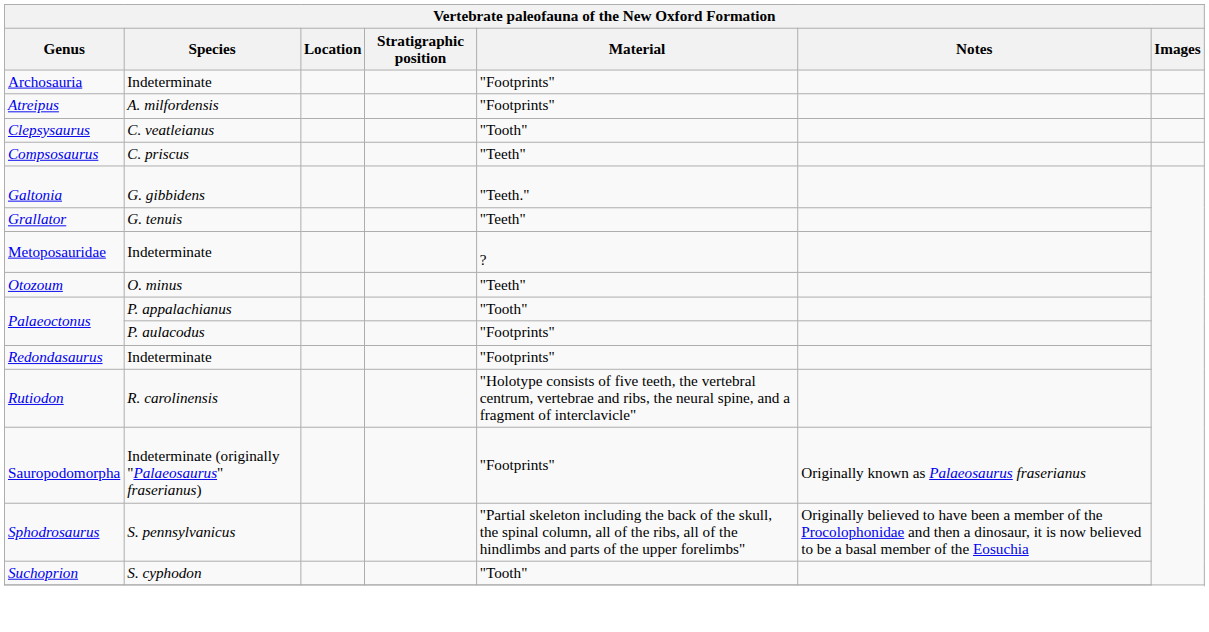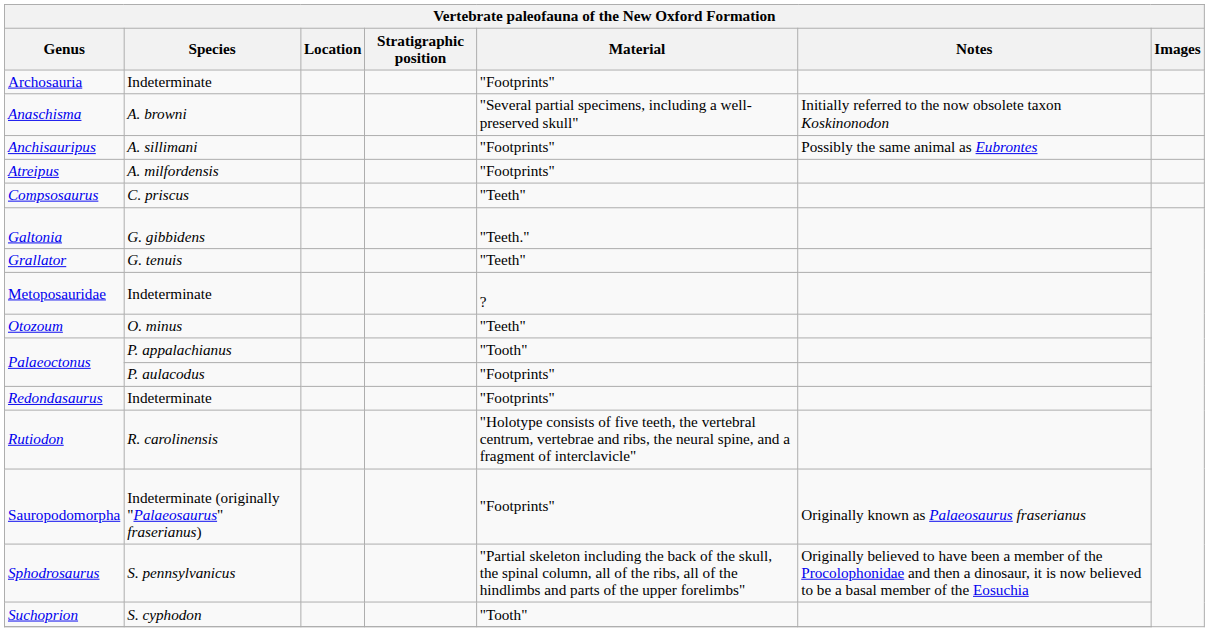+ row: (45, 114)
+ row: (52, 147)
- row: (49, 130)
